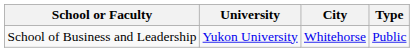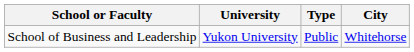columns swapped: (335, 15) <-> (389, 15)
